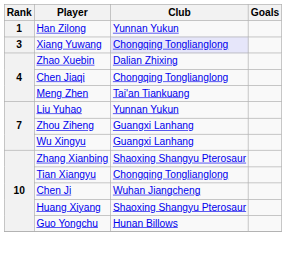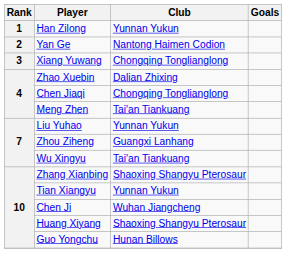+ row: (53, 45)
(171, 45) lavender background -> (171, 61) no background
(153, 142) Guangxi Lanhang -> (151, 158) Tai'an Tiankuang
(171, 175) Chongqing Tonglianglong -> (146, 191) Yunnan Yukun
